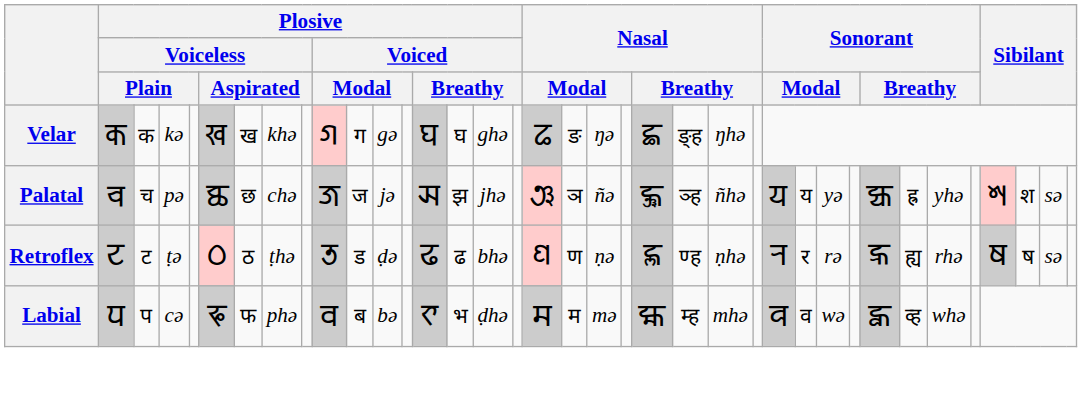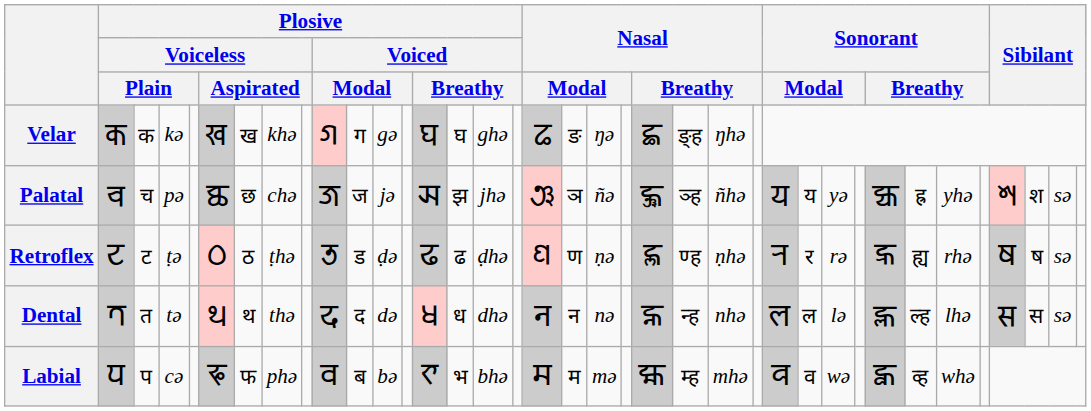(493, 255) bhə -> (493, 255) ḍhə
+ row: (52, 315)
(493, 315) ḍhə -> (493, 375) bhə
